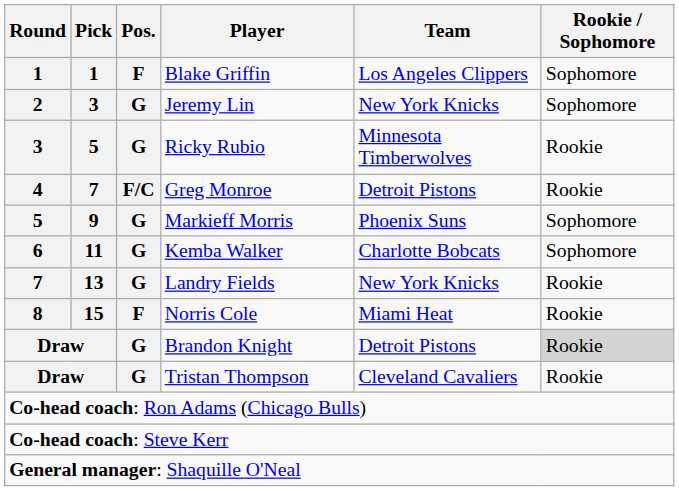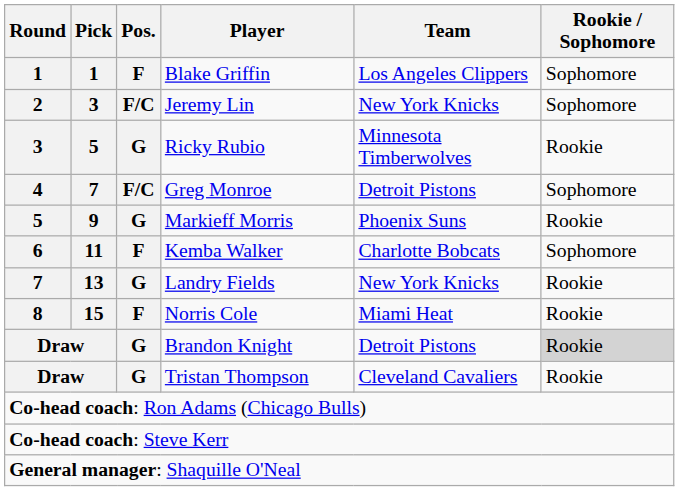(139, 104) G -> (139, 104) F/C
(574, 189) Rookie -> (591, 189) Sophomore
(591, 220) Sophomore -> (574, 220) Rookie
(139, 251) G -> (139, 251) F
